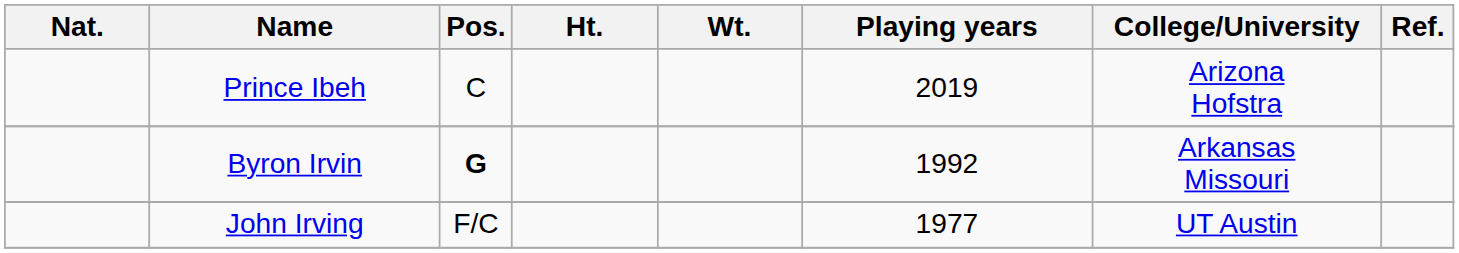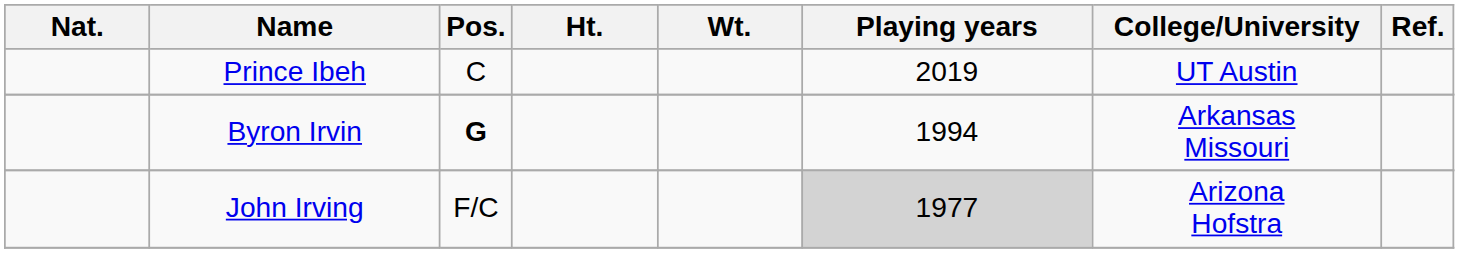(1237, 87) Arizona Hofstra -> (1237, 71) UT Austin
(947, 163) 1992 -> (947, 131) 1994
(947, 224) no background -> (947, 208) lightgrey background
(1237, 224) UT Austin -> (1237, 208) Arizona Hofstra
